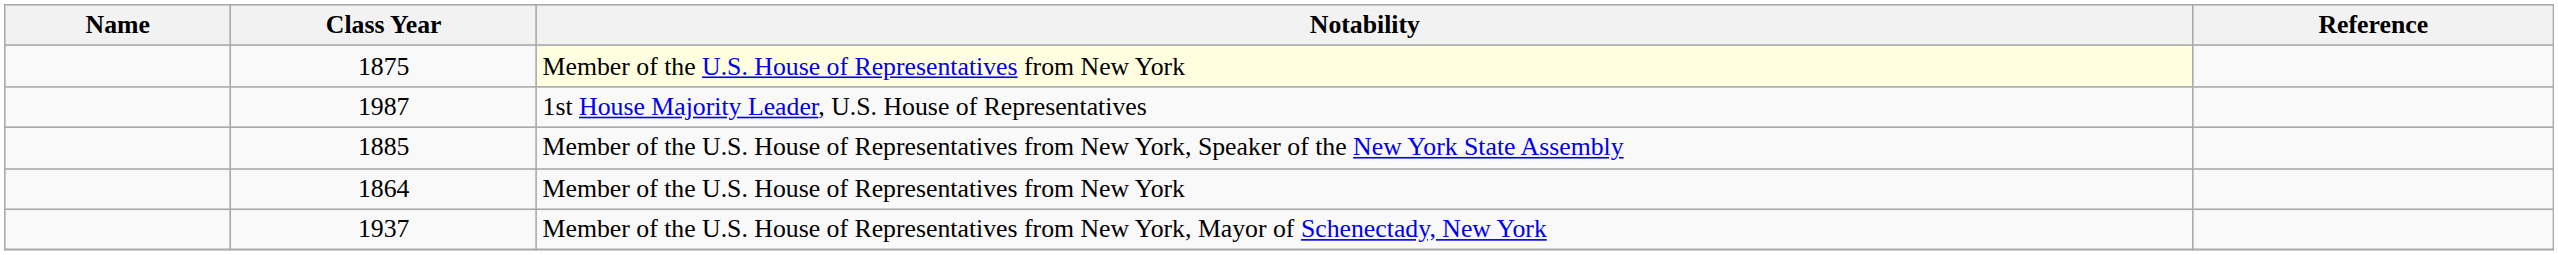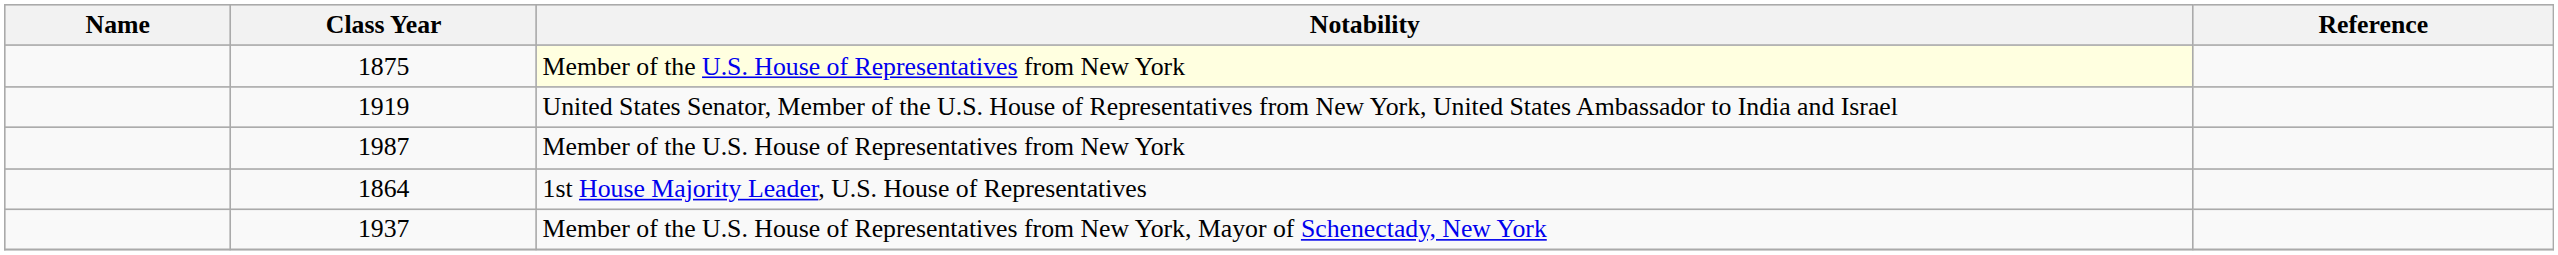+ row: (384, 106)
(845, 106) 1st House Majority Leader, U.S. House of Representatives -> (864, 147) Member of the U.S. House of Representatives from New York
- row: (384, 147)
(864, 188) Member of the U.S. House of Representatives from New York -> (845, 188) 1st House Majority Leader, U.S. House of Representatives
